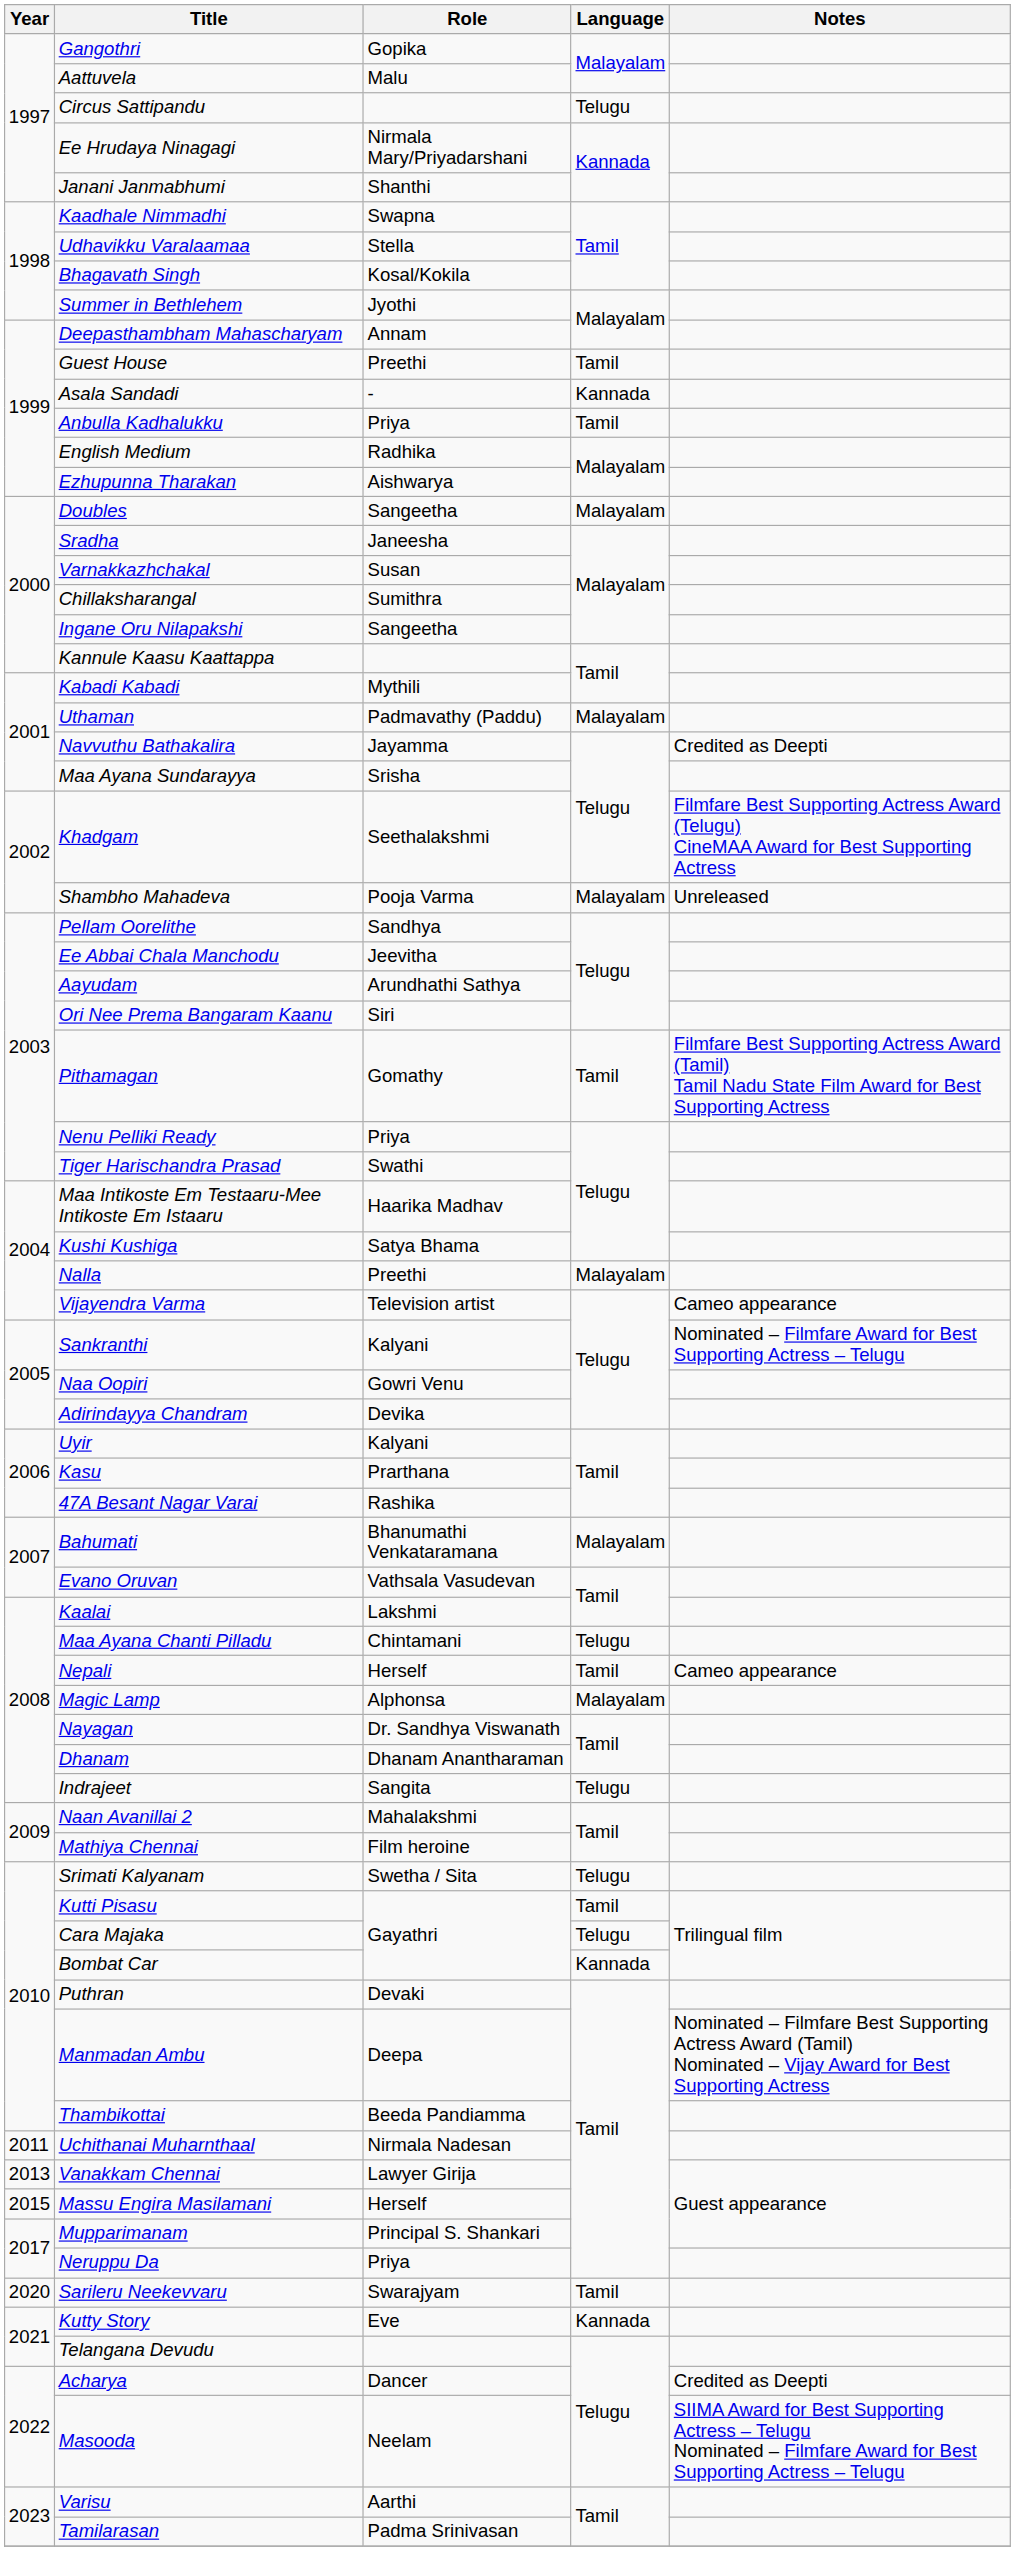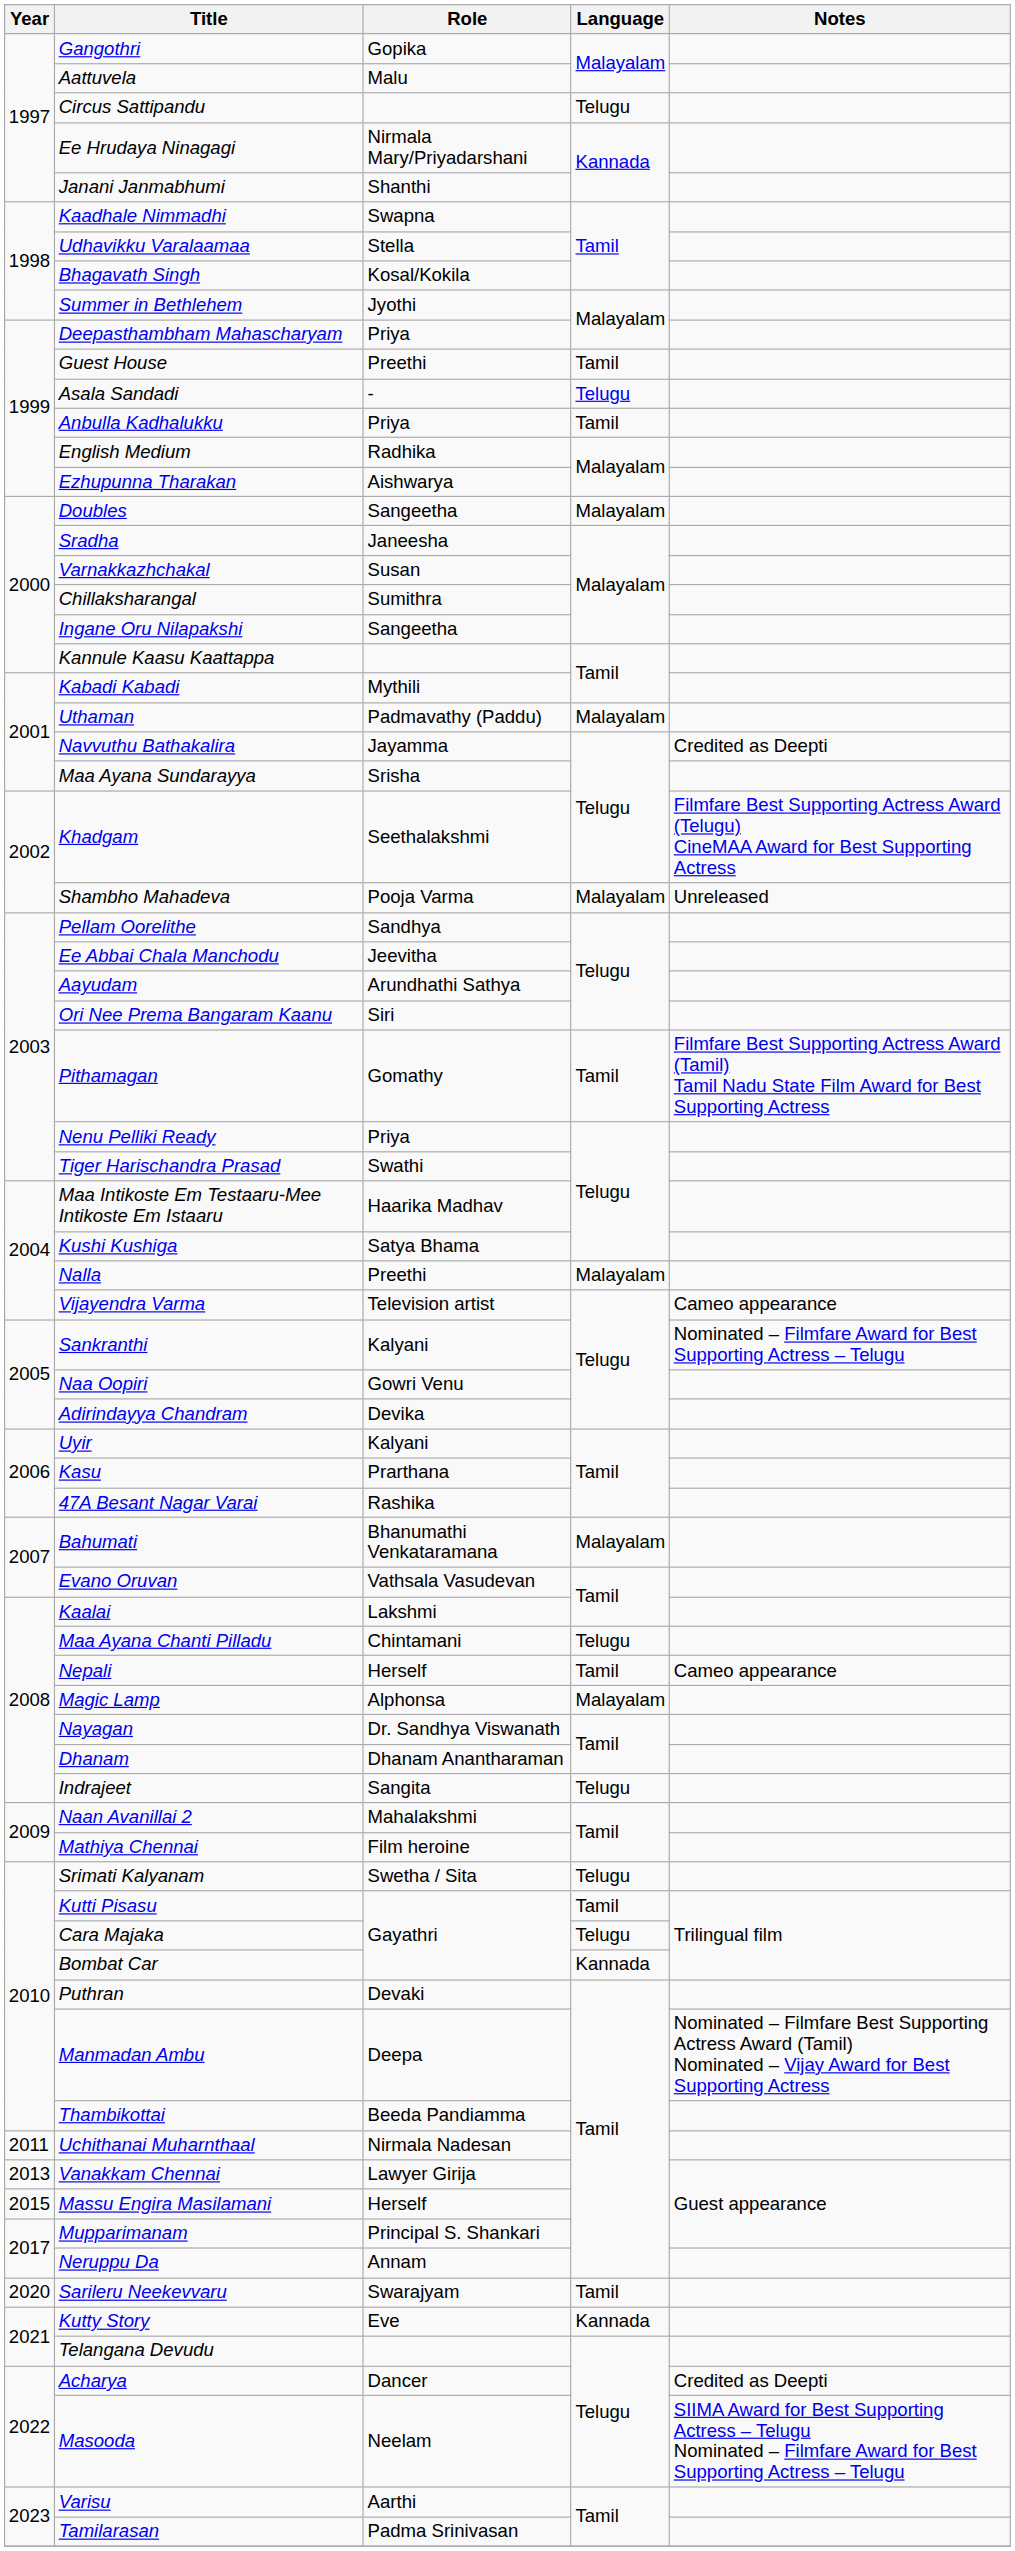(397, 334) Annam -> (389, 334) Priya
(613, 393) Kannada -> (603, 393) Telugu
(389, 2262) Priya -> (397, 2262) Annam
